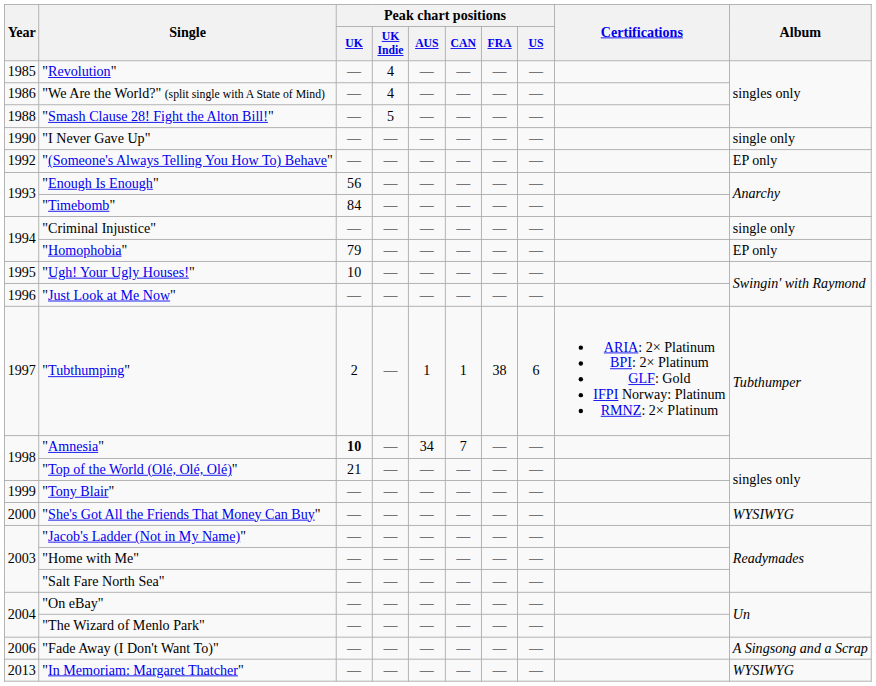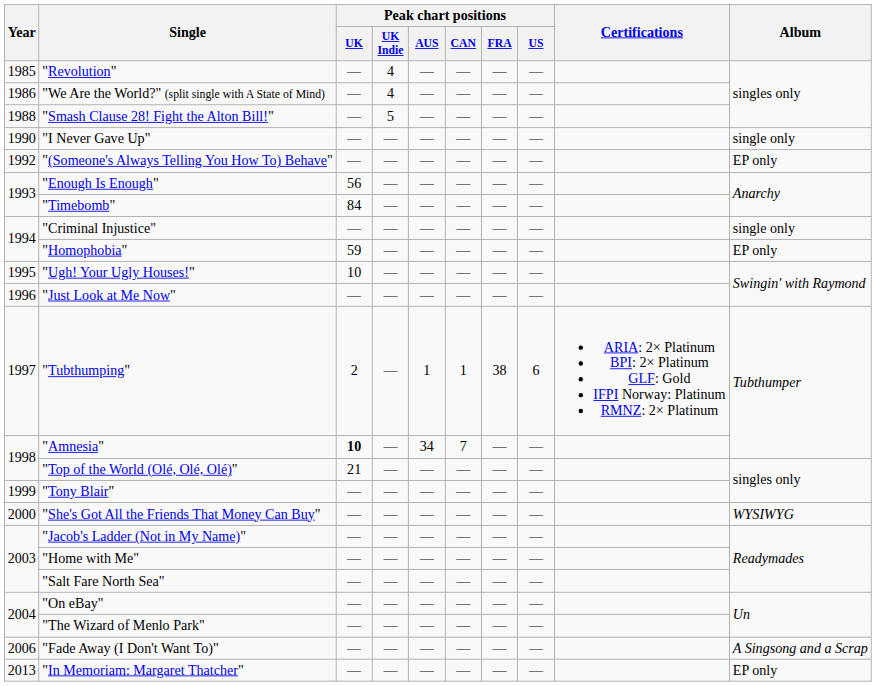(354, 250) 79 -> (354, 250) 59
(763, 670) WYSIWYG -> (755, 670) EP only
